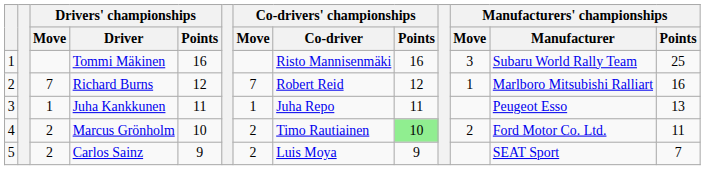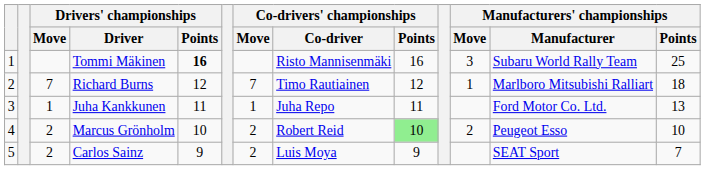(200, 61) normal -> (200, 61) bold
(310, 84) Robert Reid -> (323, 84) Timo Rautiainen
(678, 84) 16 -> (678, 84) 18
(530, 107) Peugeot Esso -> (550, 107) Ford Motor Co. Ltd.
(323, 129) Timo Rautiainen -> (310, 129) Robert Reid
(550, 129) Ford Motor Co. Ltd. -> (530, 129) Peugeot Esso
(678, 129) 11 -> (678, 129) 10
